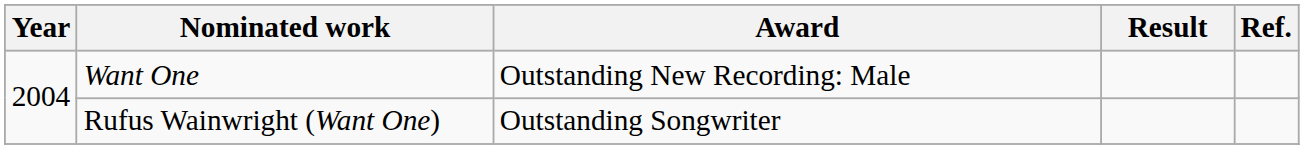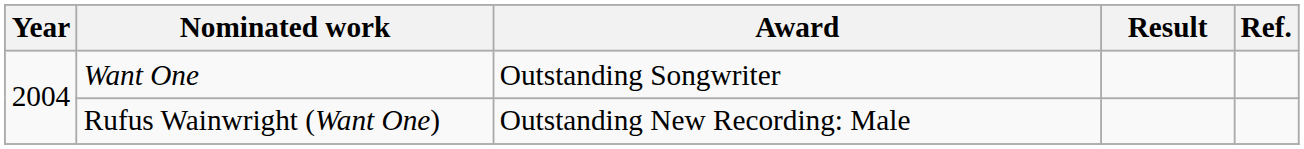(705, 74) Outstanding New Recording: Male -> (640, 74) Outstanding Songwriter
(640, 120) Outstanding Songwriter -> (705, 120) Outstanding New Recording: Male
